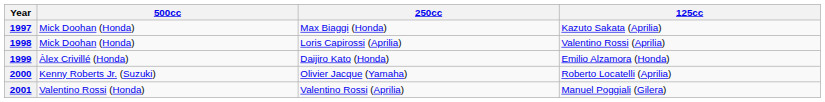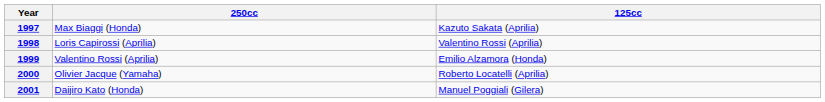- column: (167, 12)
(345, 59) Daijiro Kato (Honda) -> (106, 59) Valentino Rossi (Aprilia)
(352, 90) Valentino Rossi (Aprilia) -> (99, 90) Daijiro Kato (Honda)
